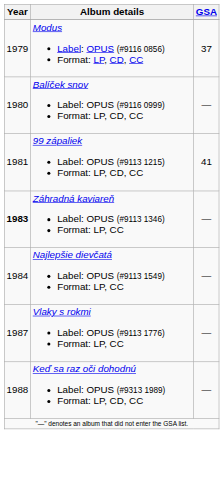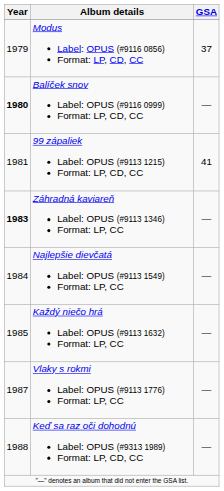(17, 105) normal -> (17, 105) bold
+ row: (112, 328)
